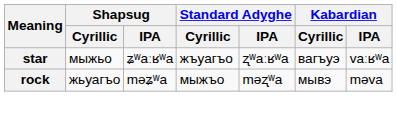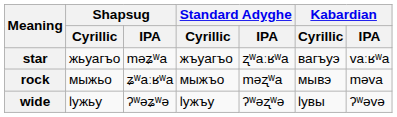(90, 58) мыжьо -> (95, 58) жьуагъо
(150, 58) ʑʷaːʁʷa -> (147, 58) məʑʷa
(95, 79) жьуагъо -> (90, 79) мыжьо
(147, 79) məʑʷa -> (150, 79) ʑʷaːʁʷa
+ row: (35, 101)
